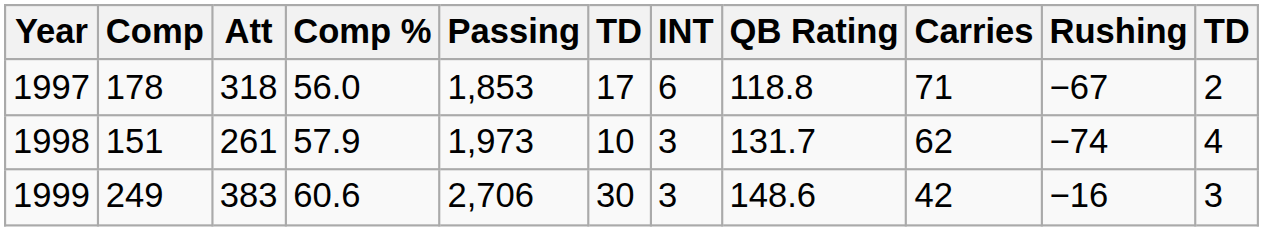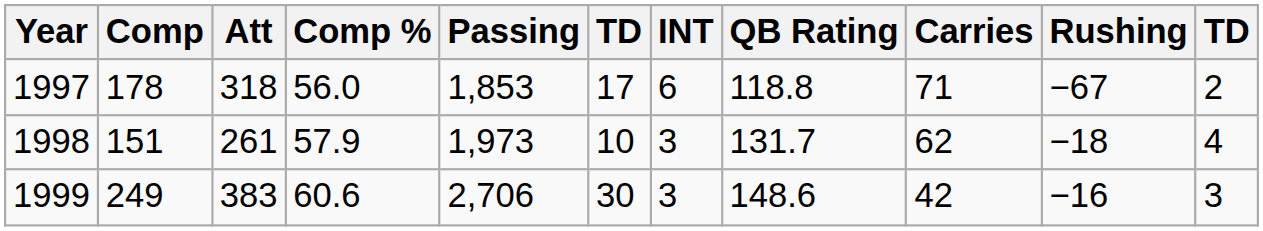(1079, 141) −74 -> (1079, 141) −18
